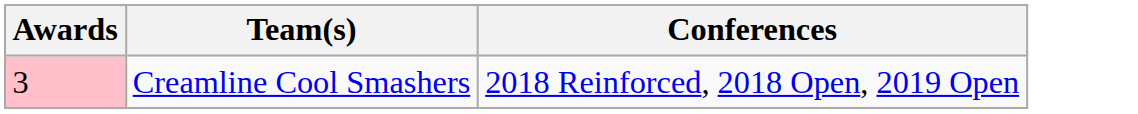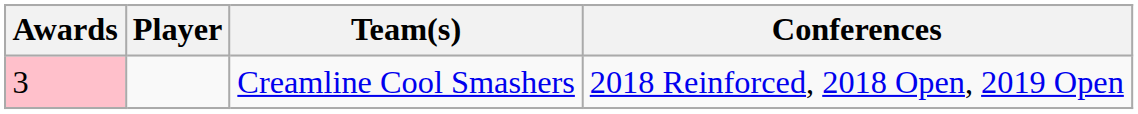+ column: (178, 30)
